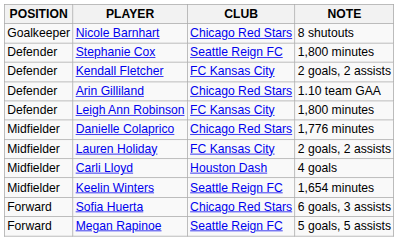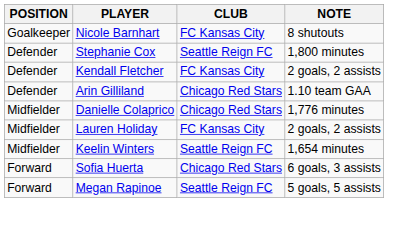(241, 33) Chicago Red Stars -> (222, 33) FC Kansas City
- row: (130, 110)
- row: (104, 168)
